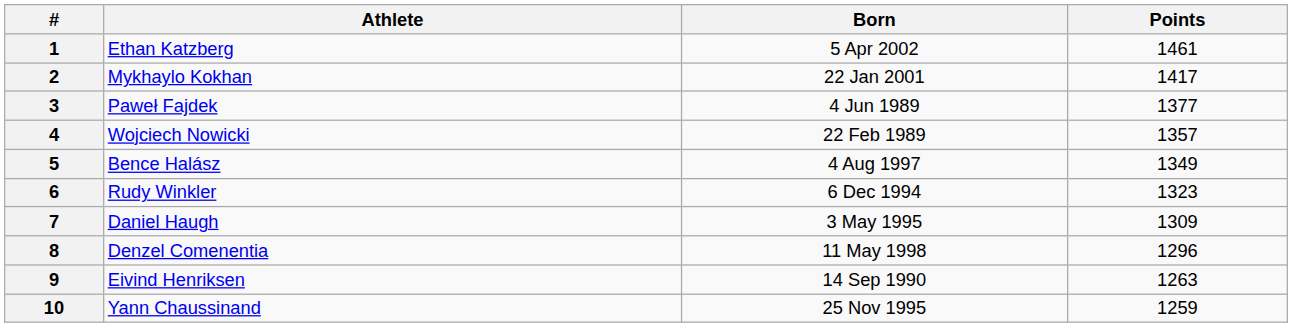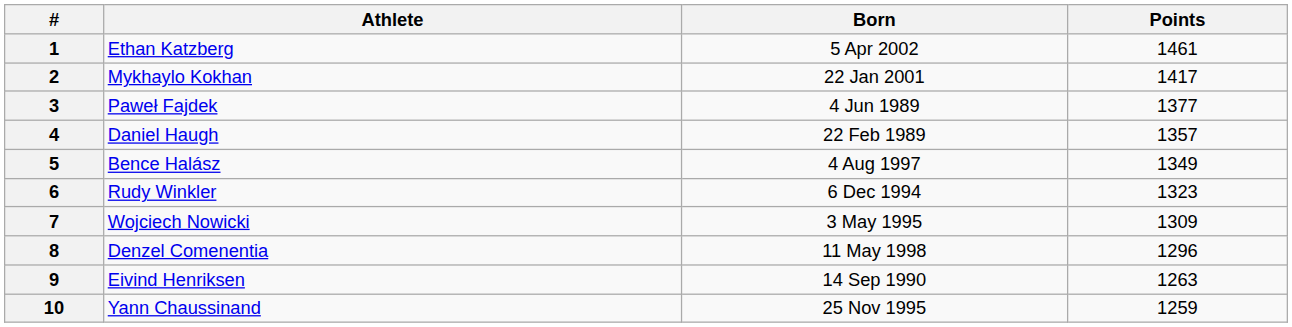(179, 135) Wojciech Nowicki -> (163, 135) Daniel Haugh
(163, 222) Daniel Haugh -> (179, 222) Wojciech Nowicki
